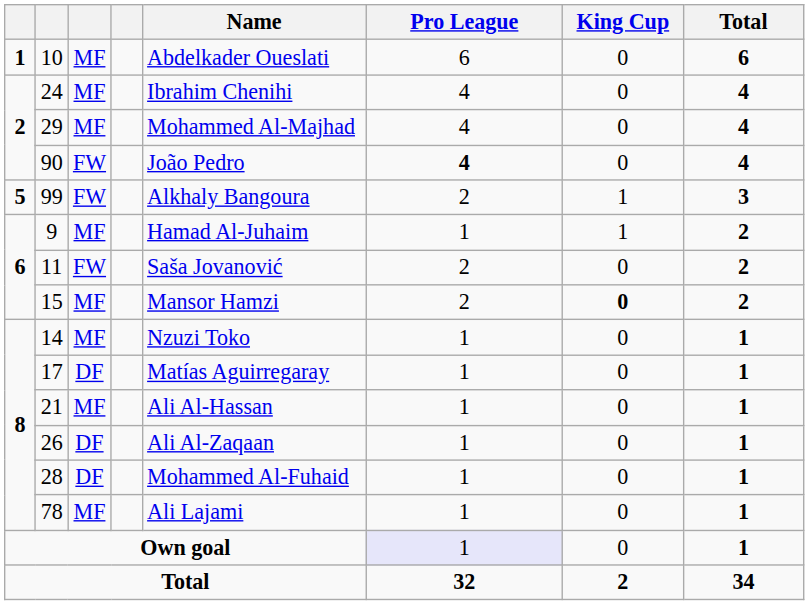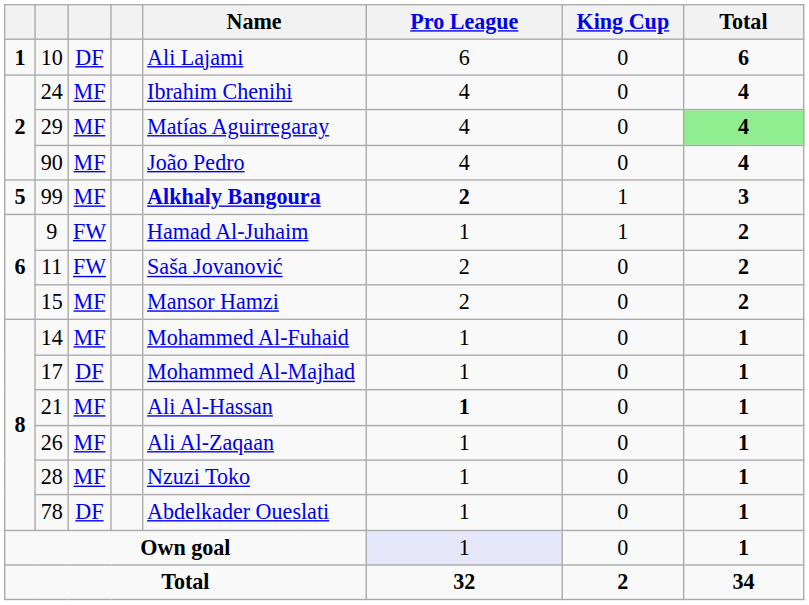(89, 57) MF -> (89, 57) DF
(238, 57) Abdelkader Oueslati -> (195, 57) Ali Lajami
(251, 127) Mohammed Al-Majhad -> (238, 127) Matías Aguirregaray
(743, 127) no background -> (743, 127) lightgreen background
(89, 162) FW -> (89, 162) MF
(464, 162) bold -> (464, 162) normal
(89, 197) FW -> (89, 197) MF
(228, 197) normal -> (234, 197) bold
(464, 197) normal -> (464, 197) bold
(89, 232) MF -> (89, 232) FW
(623, 302) bold -> (623, 302) normal
(199, 337) Nzuzi Toko -> (248, 337) Mohammed Al-Fuhaid
(238, 372) Matías Aguirregaray -> (251, 372) Mohammed Al-Majhad
(464, 407) normal -> (464, 407) bold
(89, 442) DF -> (89, 442) MF
(89, 477) DF -> (89, 477) MF
(248, 477) Mohammed Al-Fuhaid -> (199, 477) Nzuzi Toko
(89, 512) MF -> (89, 512) DF
(195, 512) Ali Lajami -> (238, 512) Abdelkader Oueslati
